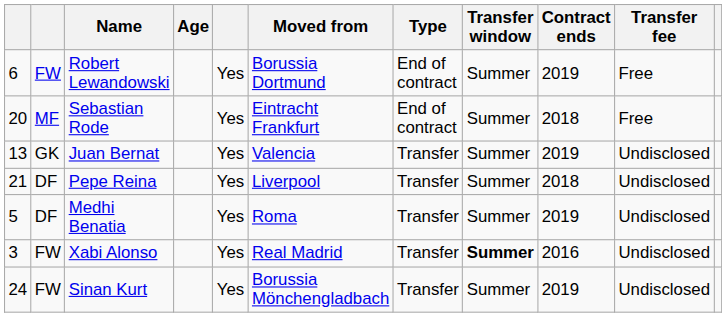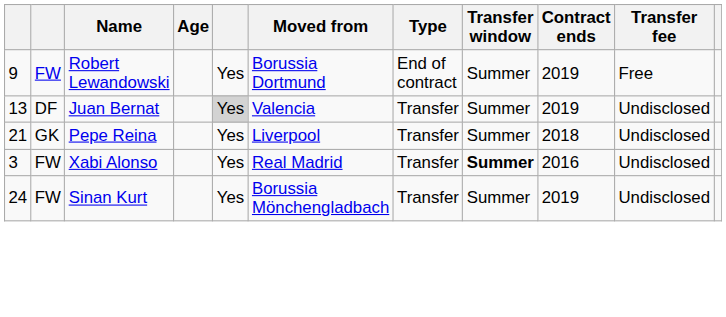(13, 72) 6 -> (13, 72) 9
- row: (106, 118)
(47, 154) GK -> (46, 108) DF
(230, 154) no background -> (230, 108) lightgrey background
(46, 181) DF -> (47, 135) GK
- row: (97, 217)
